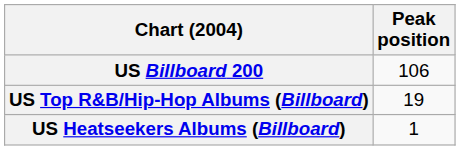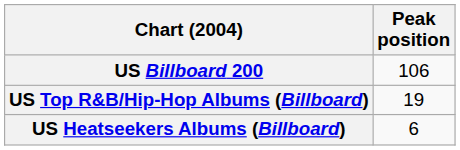(414, 129) 1 -> (414, 129) 6
